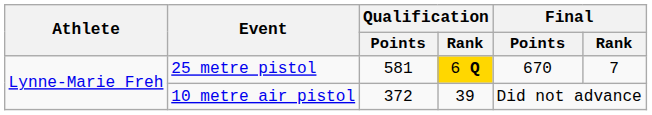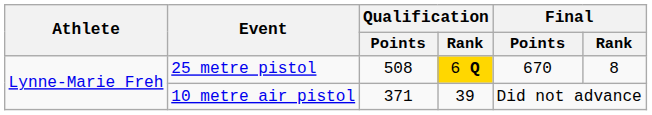(398, 69) 581 -> (398, 69) 508
(614, 69) 7 -> (614, 69) 8
(398, 96) 372 -> (398, 96) 371
